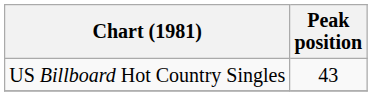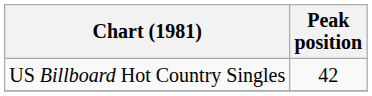(328, 74) 43 -> (328, 74) 42
